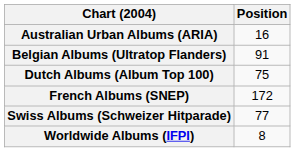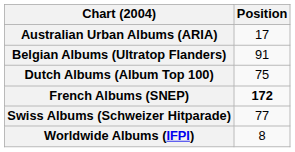(262, 34) 16 -> (262, 34) 17
(262, 95) normal -> (262, 95) bold
